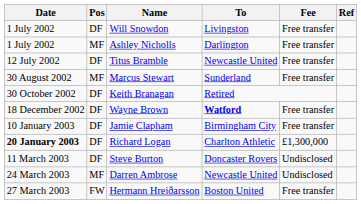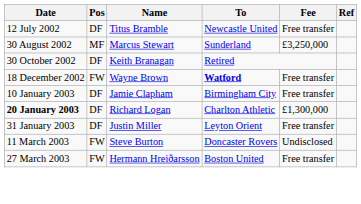- row: (139, 28)
- row: (143, 45)
(308, 77) Free transfer -> (305, 45) £3,250,000
(96, 110) DF -> (97, 77) FW
+ row: (135, 126)
(96, 158) DF -> (97, 142) FW
- row: (143, 175)
